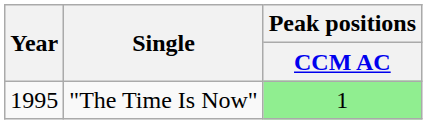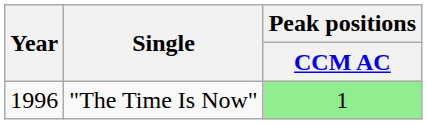(34, 99) 1995 -> (34, 99) 1996
